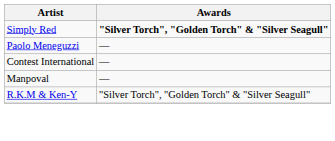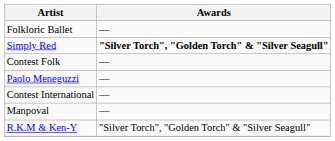+ row: (40, 29)
+ row: (33, 62)
